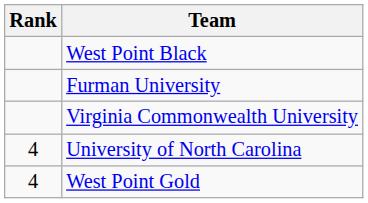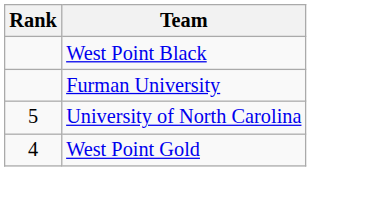- row: (212, 117)
(33, 149) 4 -> (33, 117) 5
